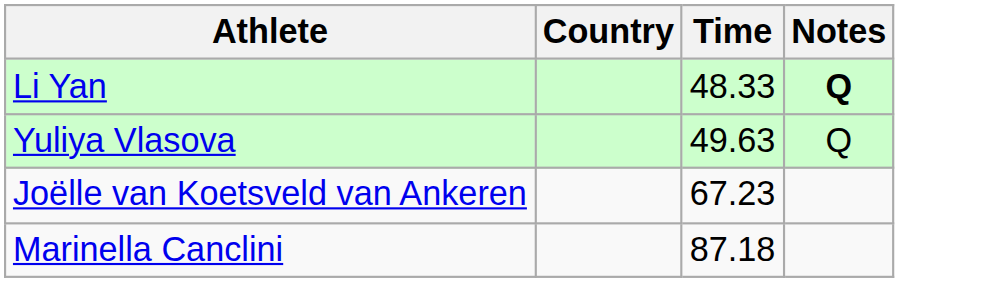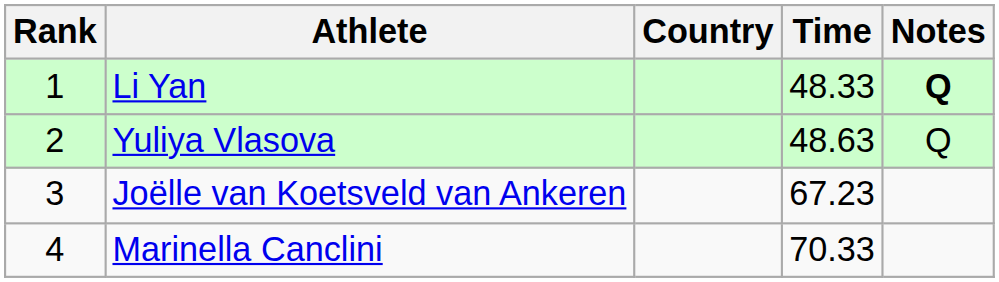+ column: (55, 31)
(733, 140) 49.63 -> (832, 140) 48.63
(733, 248) 87.18 -> (832, 248) 70.33
